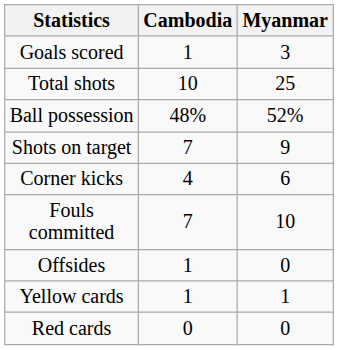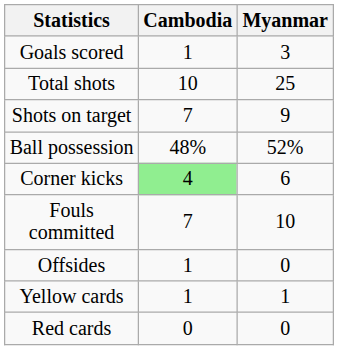rows swapped: (72, 147) <-> (72, 115)
(188, 178) no background -> (188, 178) lightgreen background
